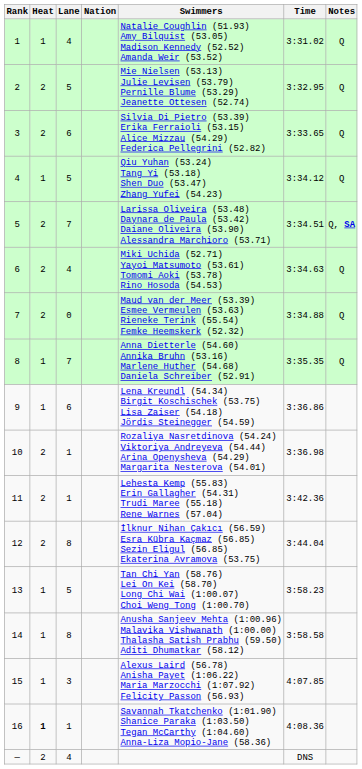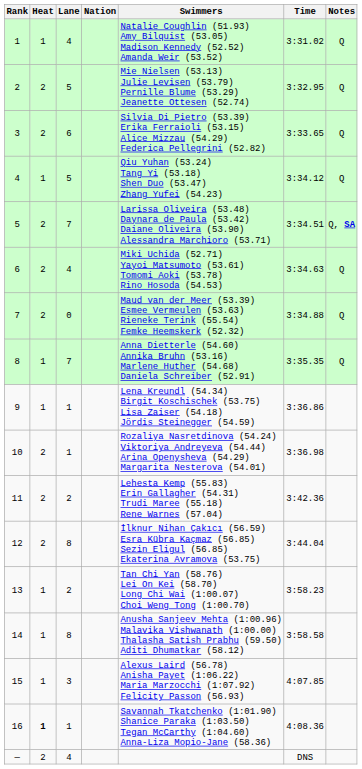(69, 407) 6 -> (69, 407) 1
(69, 498) 1 -> (69, 498) 2
(69, 590) 5 -> (69, 590) 2
